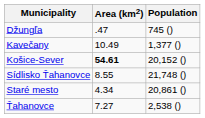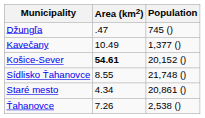(104, 106) 7.27 -> (104, 106) 7.26
